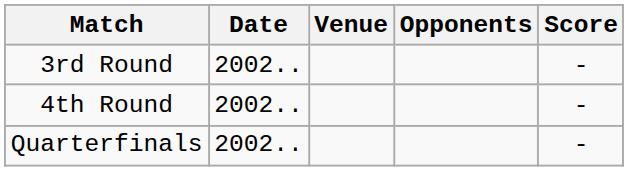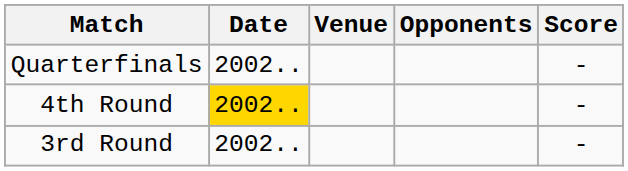rows swapped: (107, 65) <-> (107, 145)
(258, 105) no background -> (258, 105) gold background
